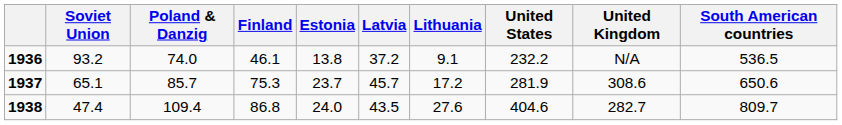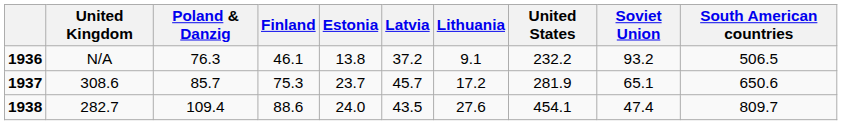columns swapped: (88, 25) <-> (627, 25)
(182, 58) 74.0 -> (205, 58) 76.3
(759, 58) 536.5 -> (759, 58) 506.5
(265, 107) 86.8 -> (288, 107) 88.6
(529, 107) 404.6 -> (552, 107) 454.1
